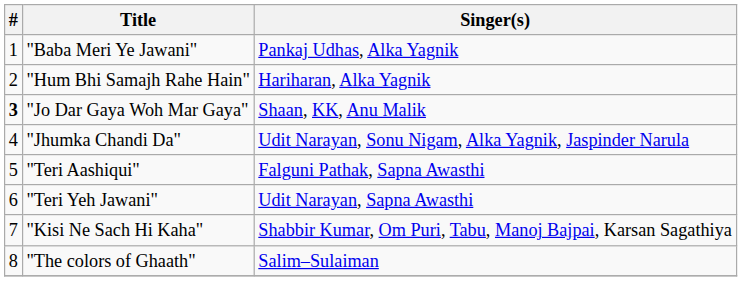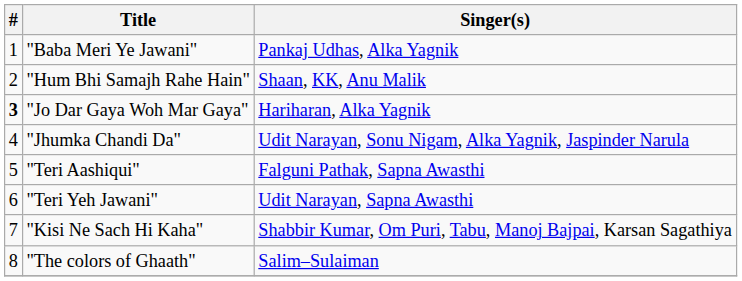(344, 79) Hariharan, Alka Yagnik -> (342, 79) Shaan, KK, Anu Malik
(342, 109) Shaan, KK, Anu Malik -> (344, 109) Hariharan, Alka Yagnik
